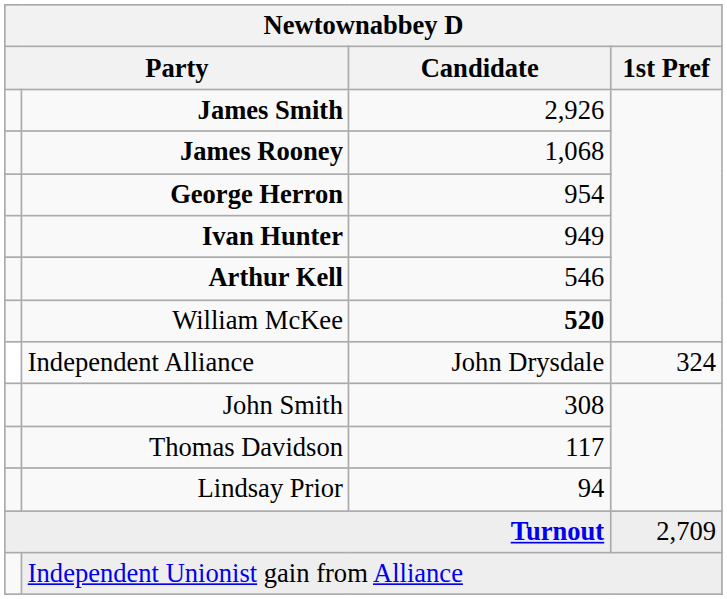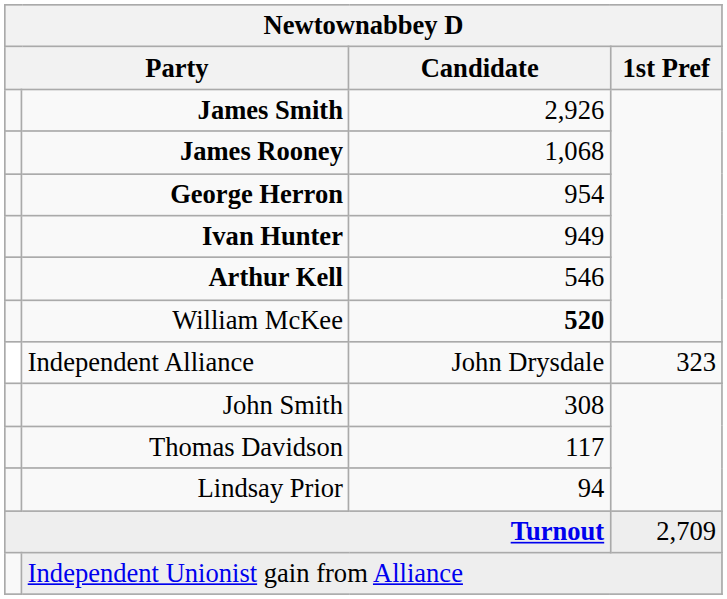(696, 362) 324 -> (696, 362) 323
